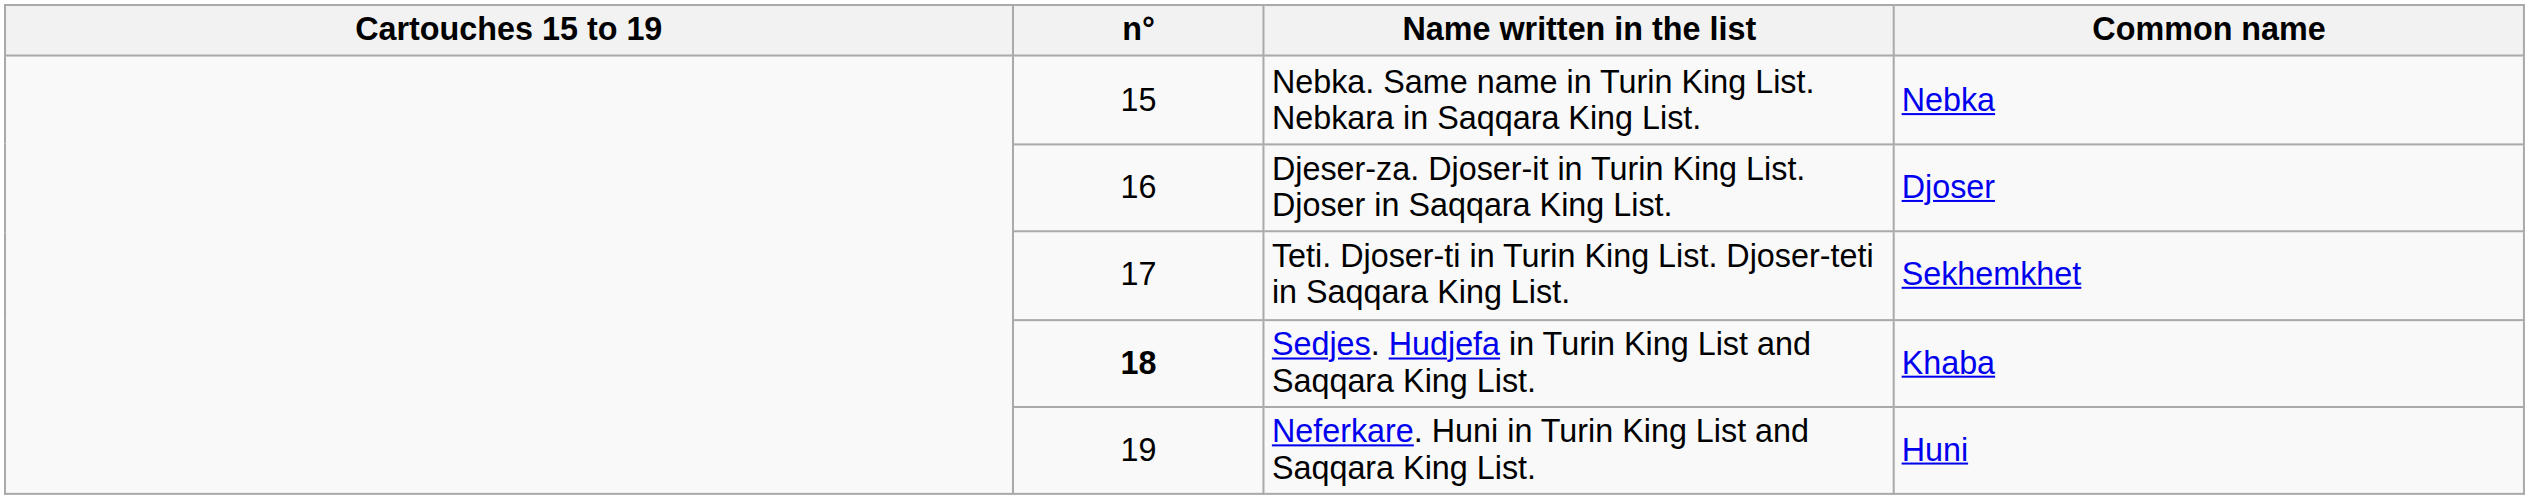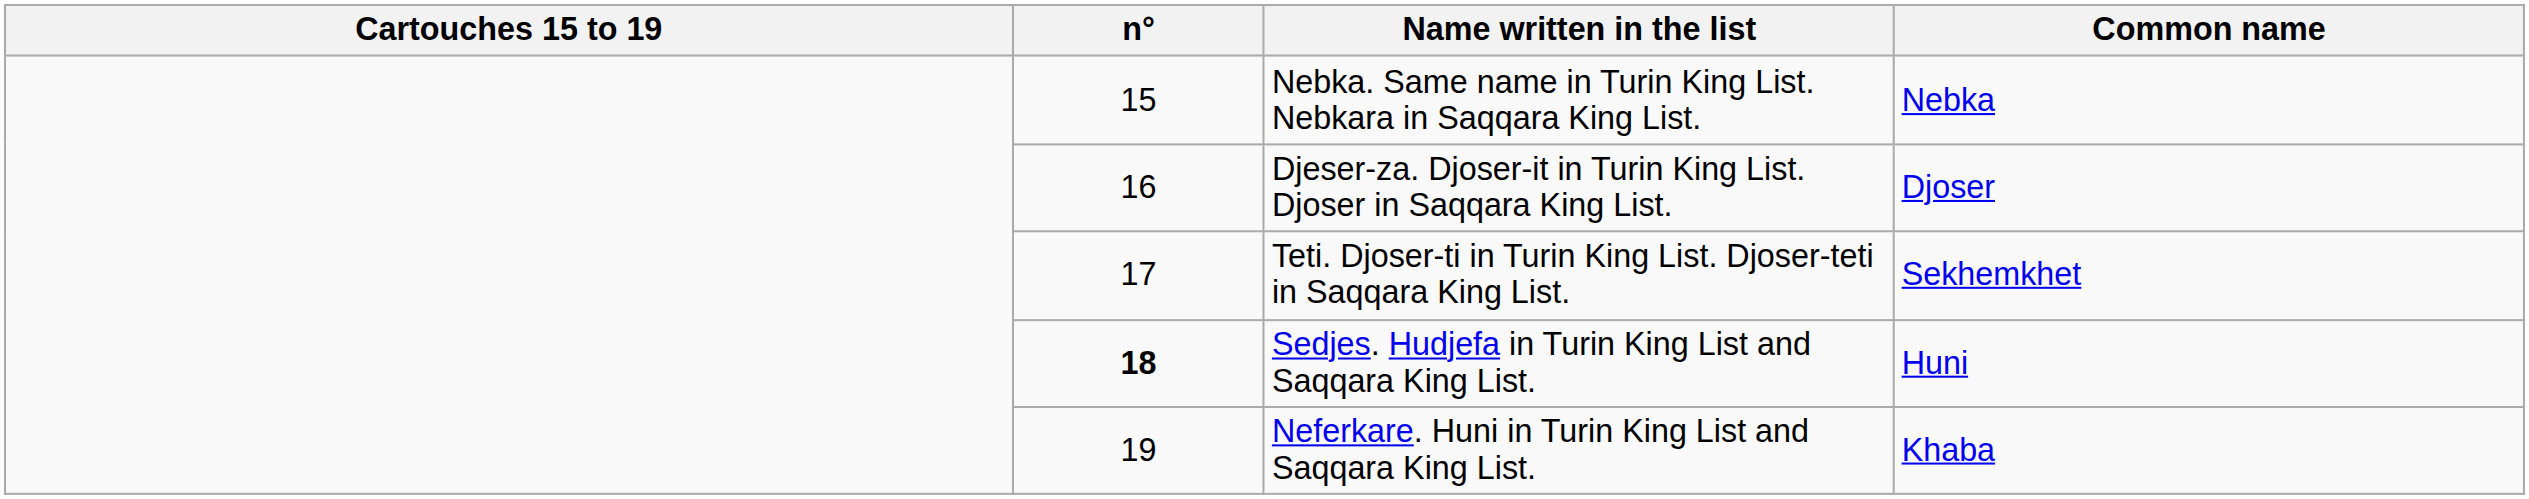(1948, 362) Khaba -> (1935, 362) Huni
(1935, 450) Huni -> (1948, 450) Khaba
